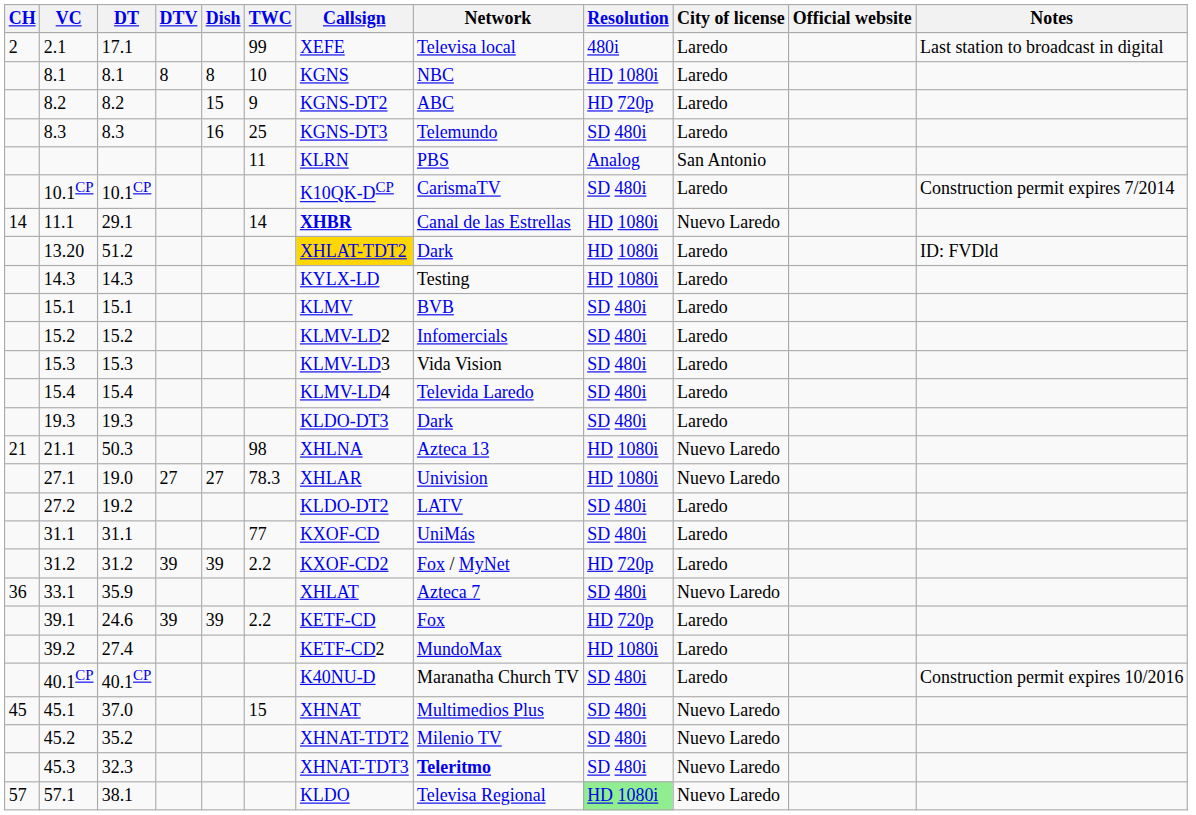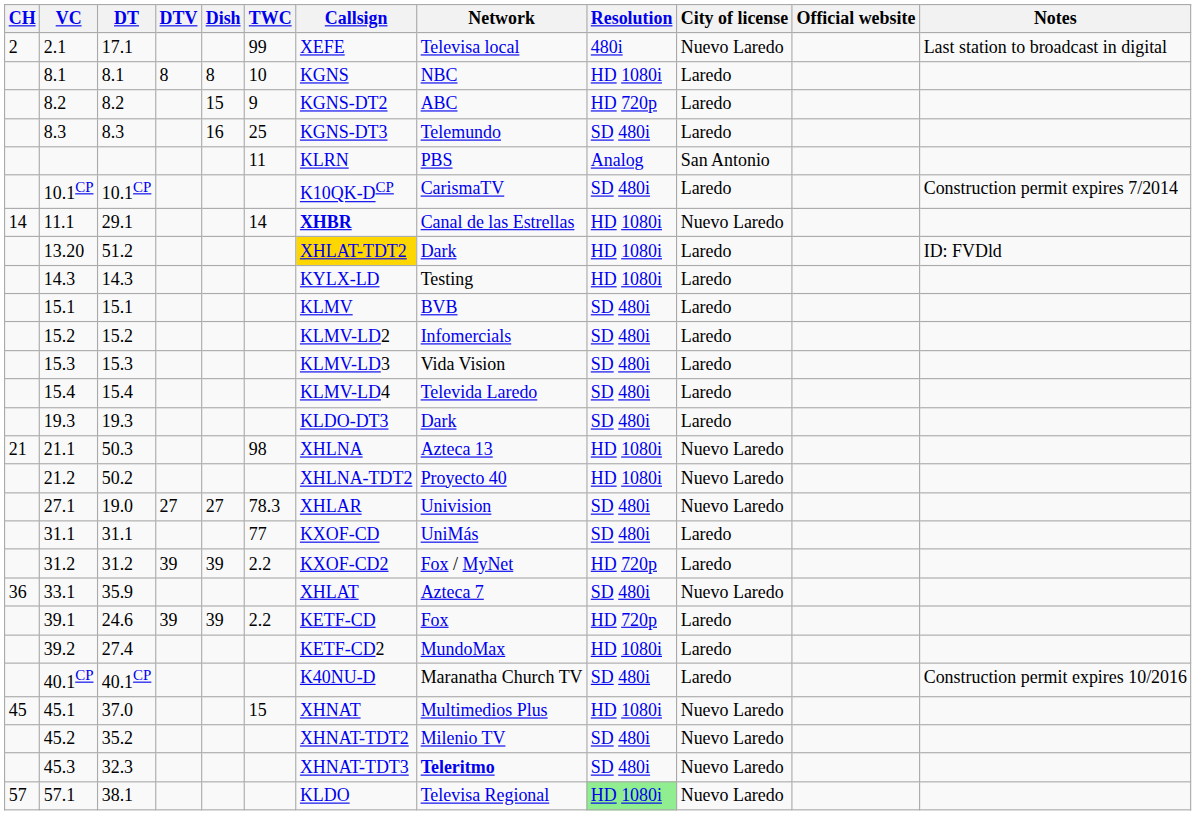(702, 47) Laredo -> (732, 47) Nuevo Laredo
+ row: (60, 478)
(623, 478) HD 1080i -> (620, 506) SD 480i
- row: (60, 506)
(617, 710) SD 480i -> (626, 710) HD 1080i
